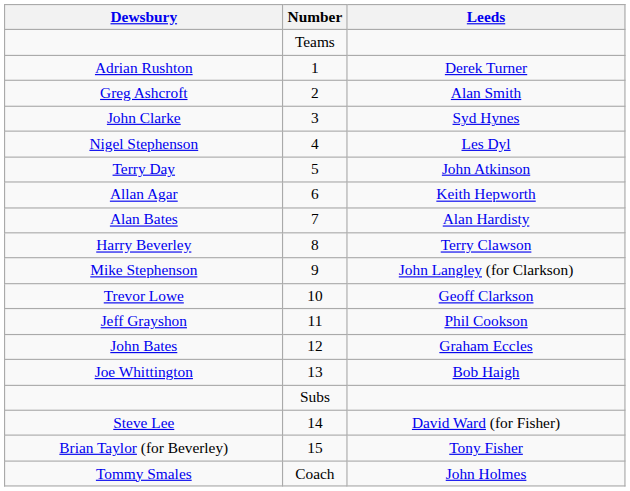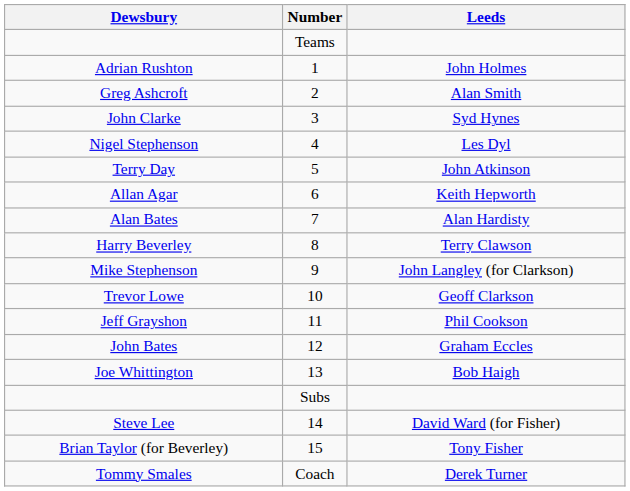(486, 67) Derek Turner -> (486, 67) John Holmes
(486, 473) John Holmes -> (486, 473) Derek Turner
